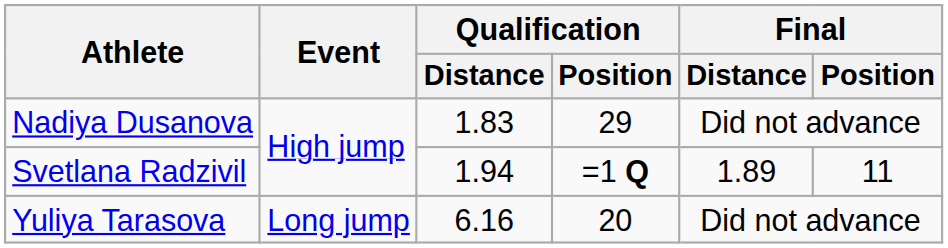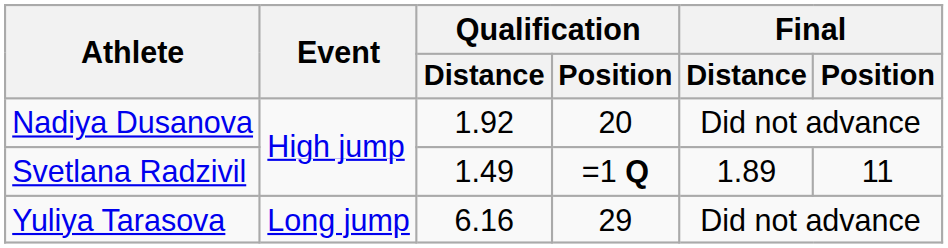(484, 123) 1.83 -> (484, 123) 1.92
(615, 123) 29 -> (615, 123) 20
(484, 172) 1.94 -> (484, 172) 1.49
(615, 220) 20 -> (615, 220) 29
